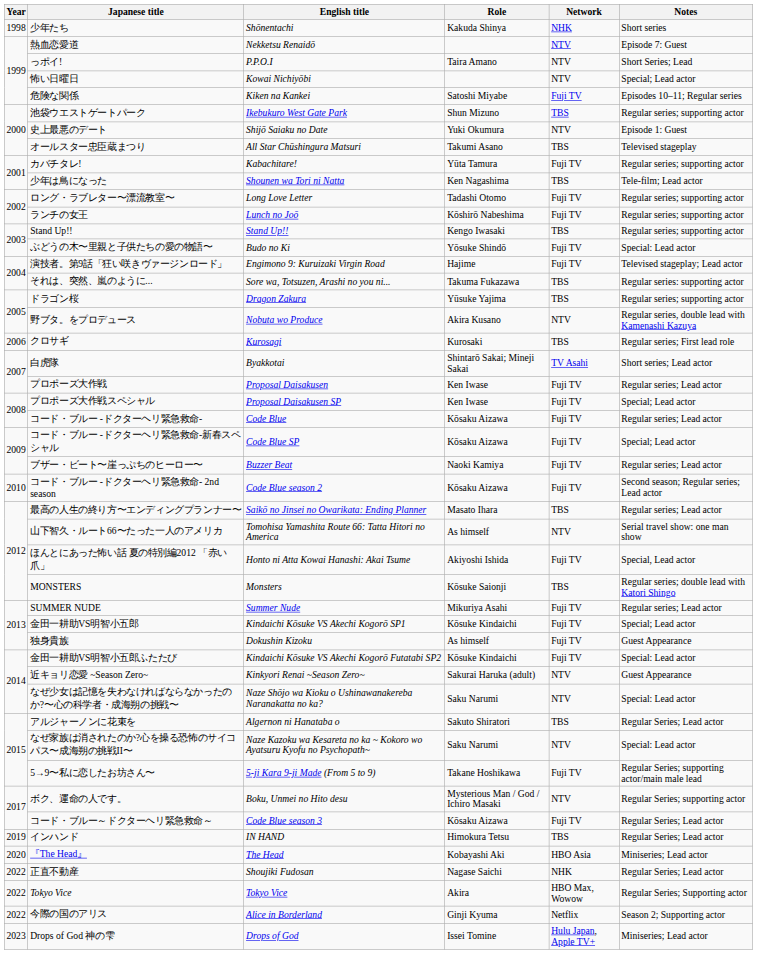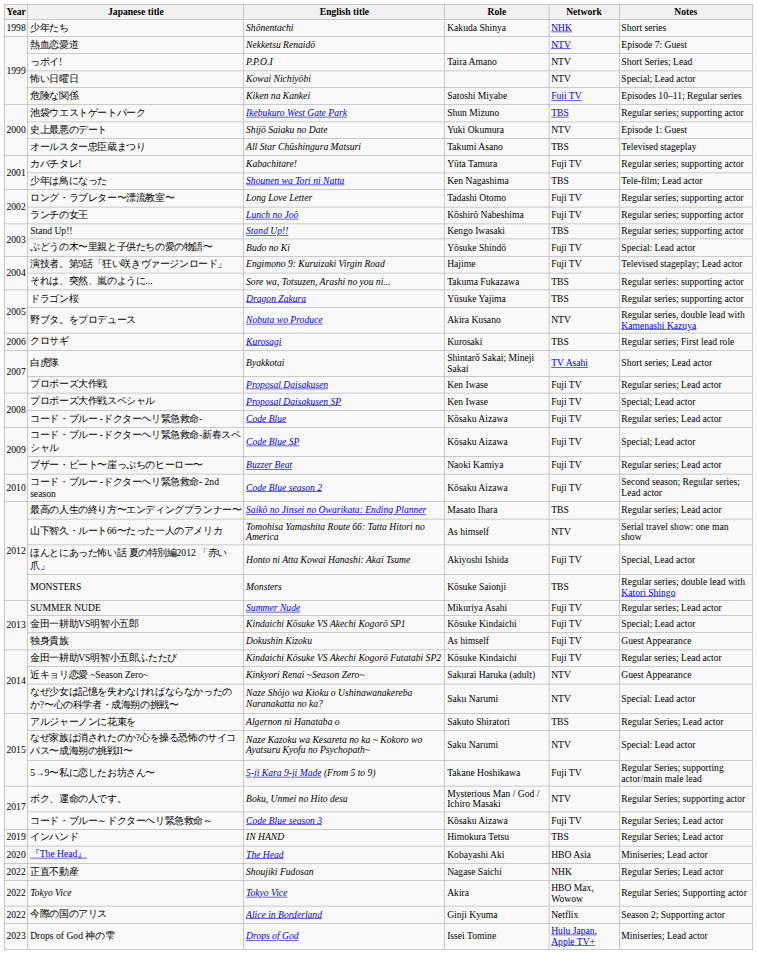(658, 658) Special: Lead actor -> (672, 658) Regular series; Lead actor
